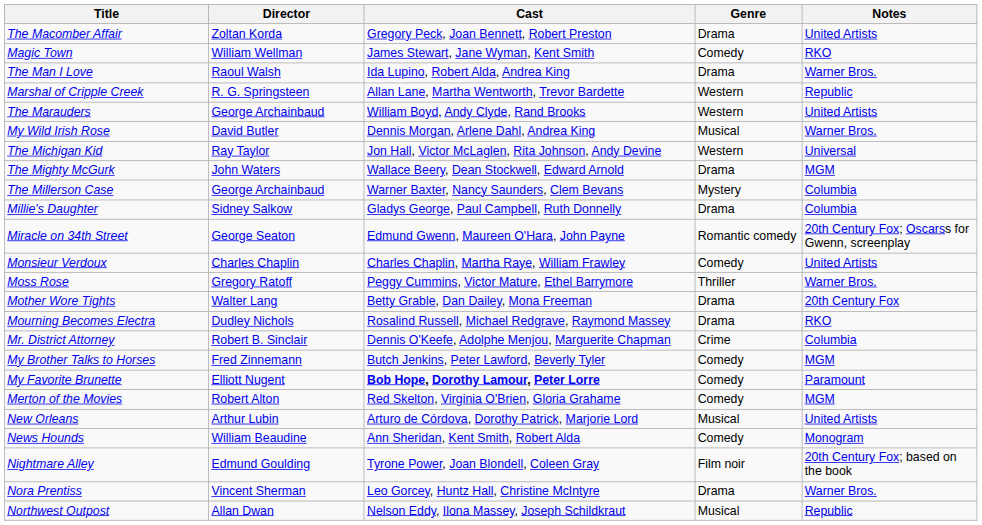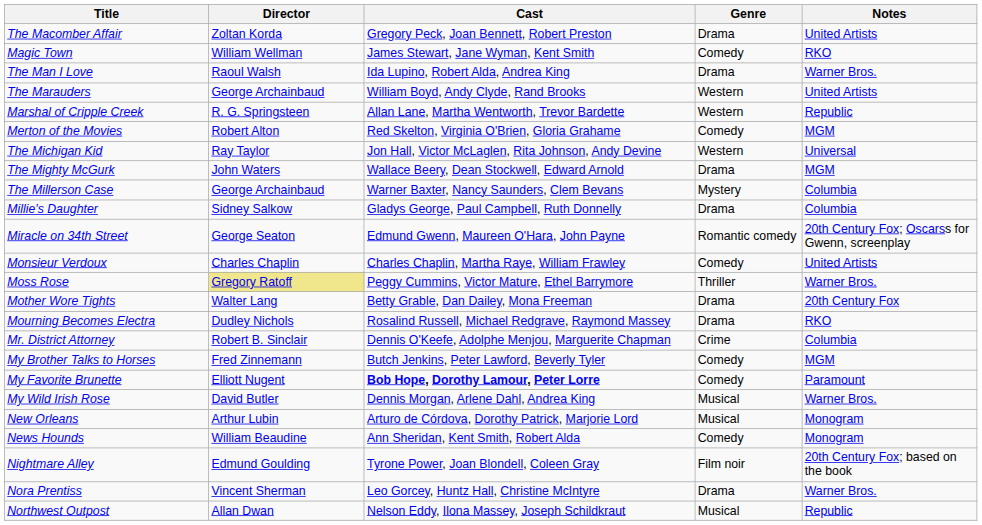rows swapped: (49, 111) <-> (75, 92)
rows swapped: (65, 399) <-> (59, 131)
(252, 282) no background -> (252, 282) khaki background
(841, 418) United Artists -> (834, 418) Monogram
